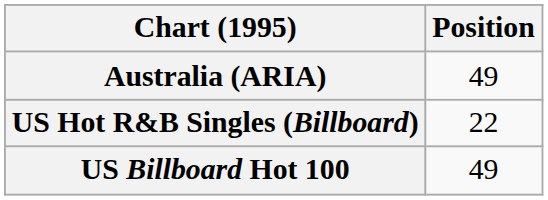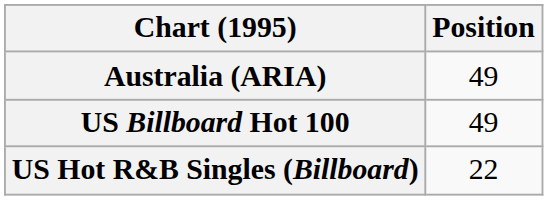rows swapped: (215, 169) <-> (215, 122)
